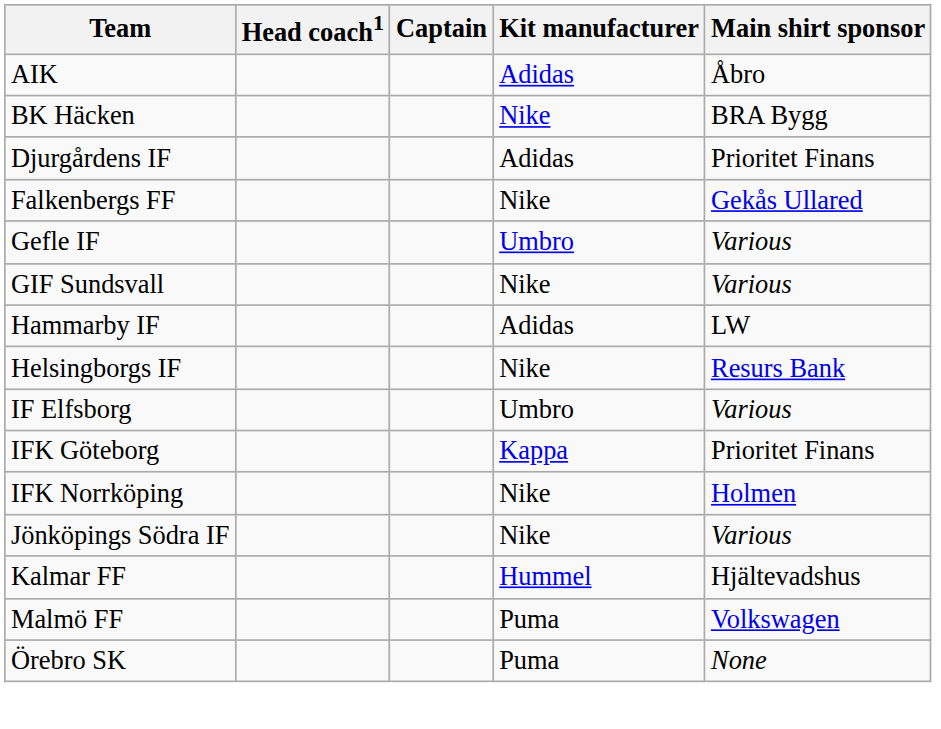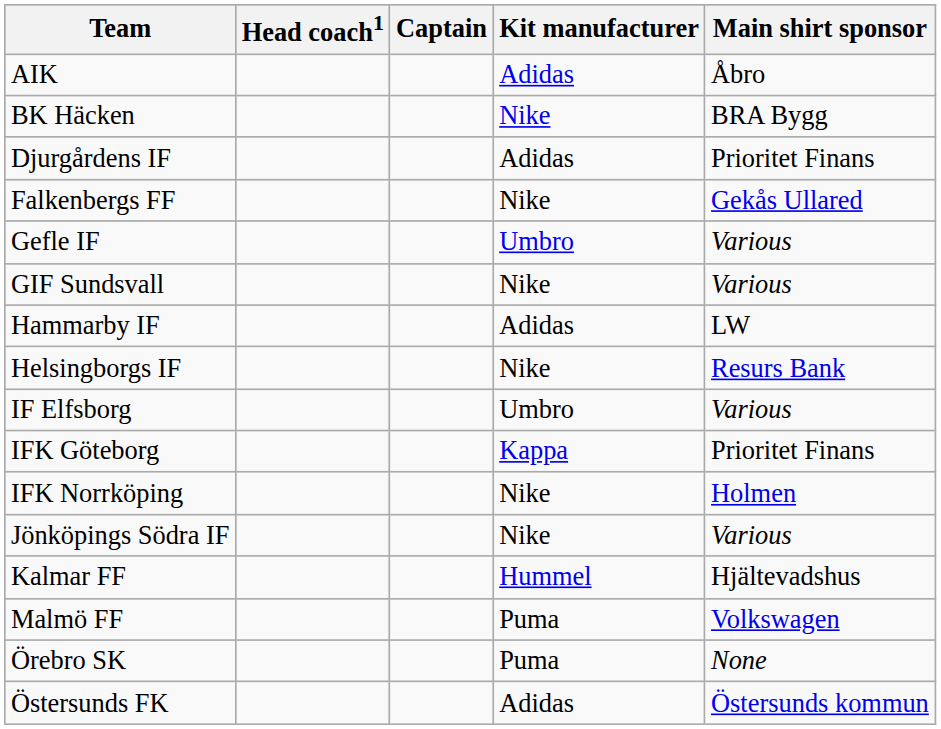+ row: (90, 702)
